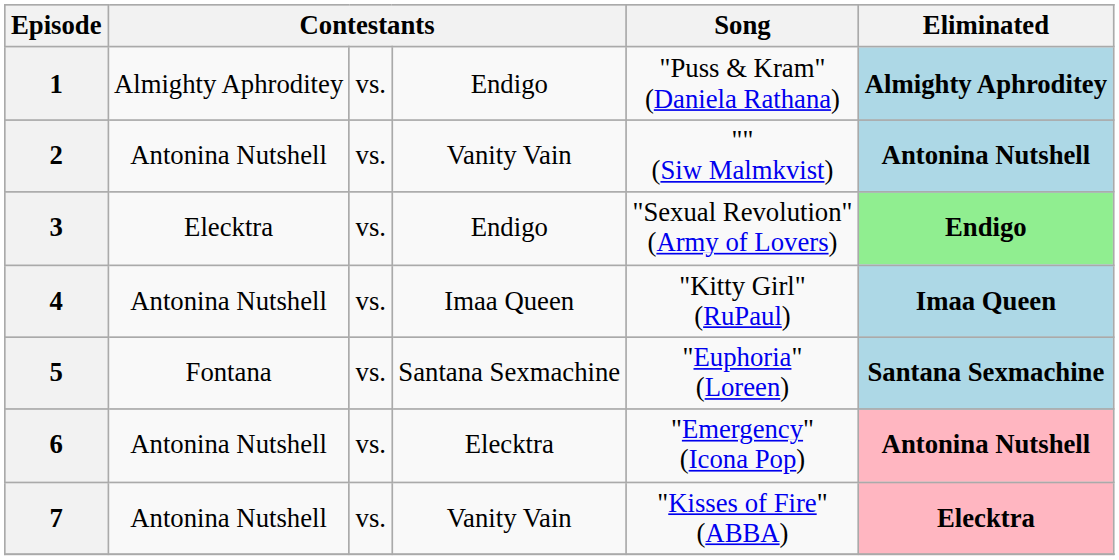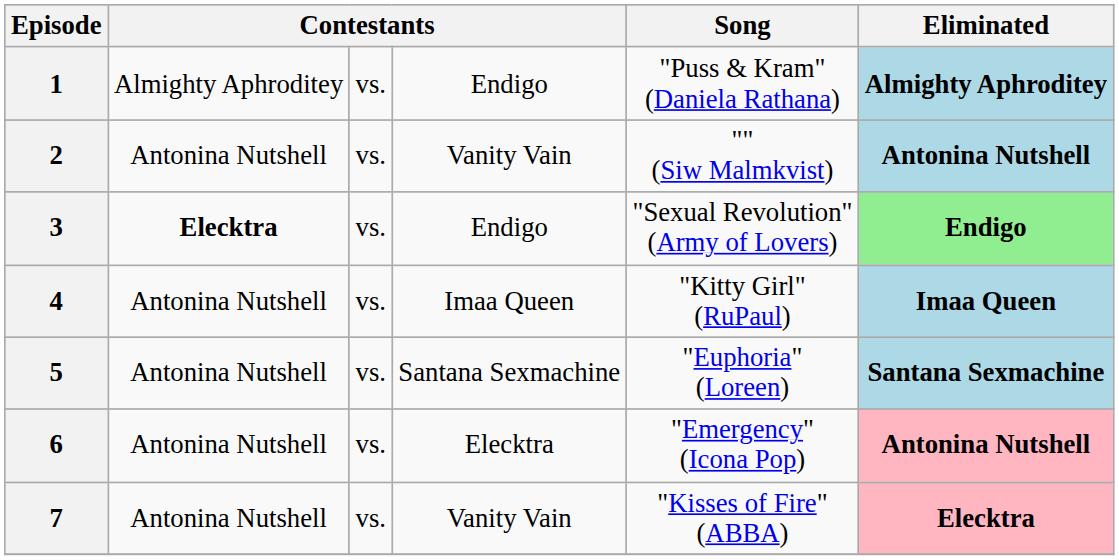(229, 227) normal -> (229, 227) bold
(229, 372) Fontana -> (229, 372) Antonina Nutshell
